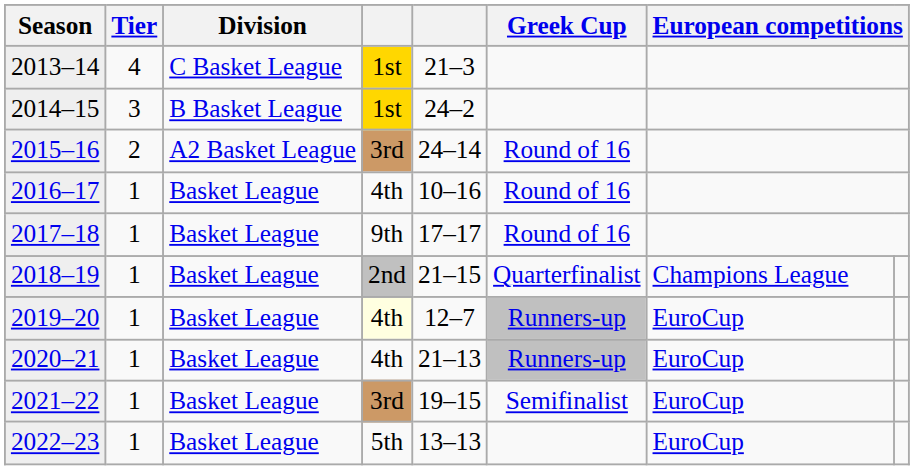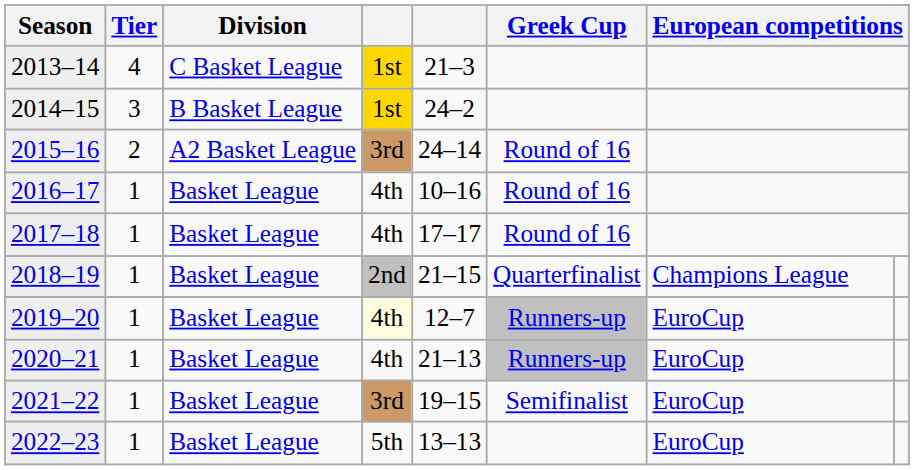(387, 233) 9th -> (387, 233) 4th
